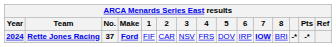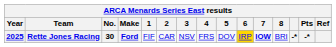(15, 36) 2024 -> (15, 36) 2025
(110, 36) 37 -> (110, 36) 30
(245, 36) no background -> (245, 36) gold background
